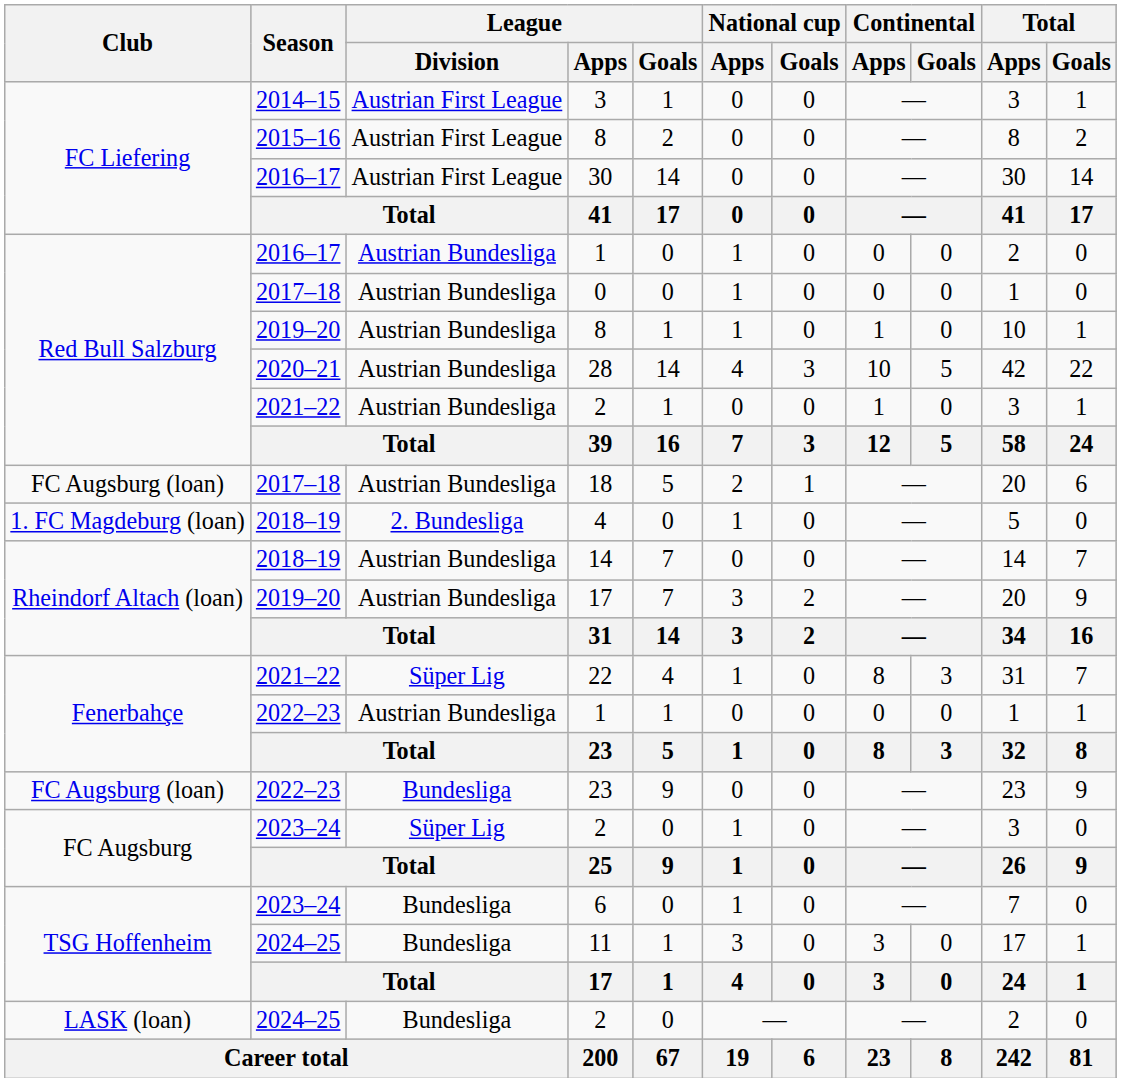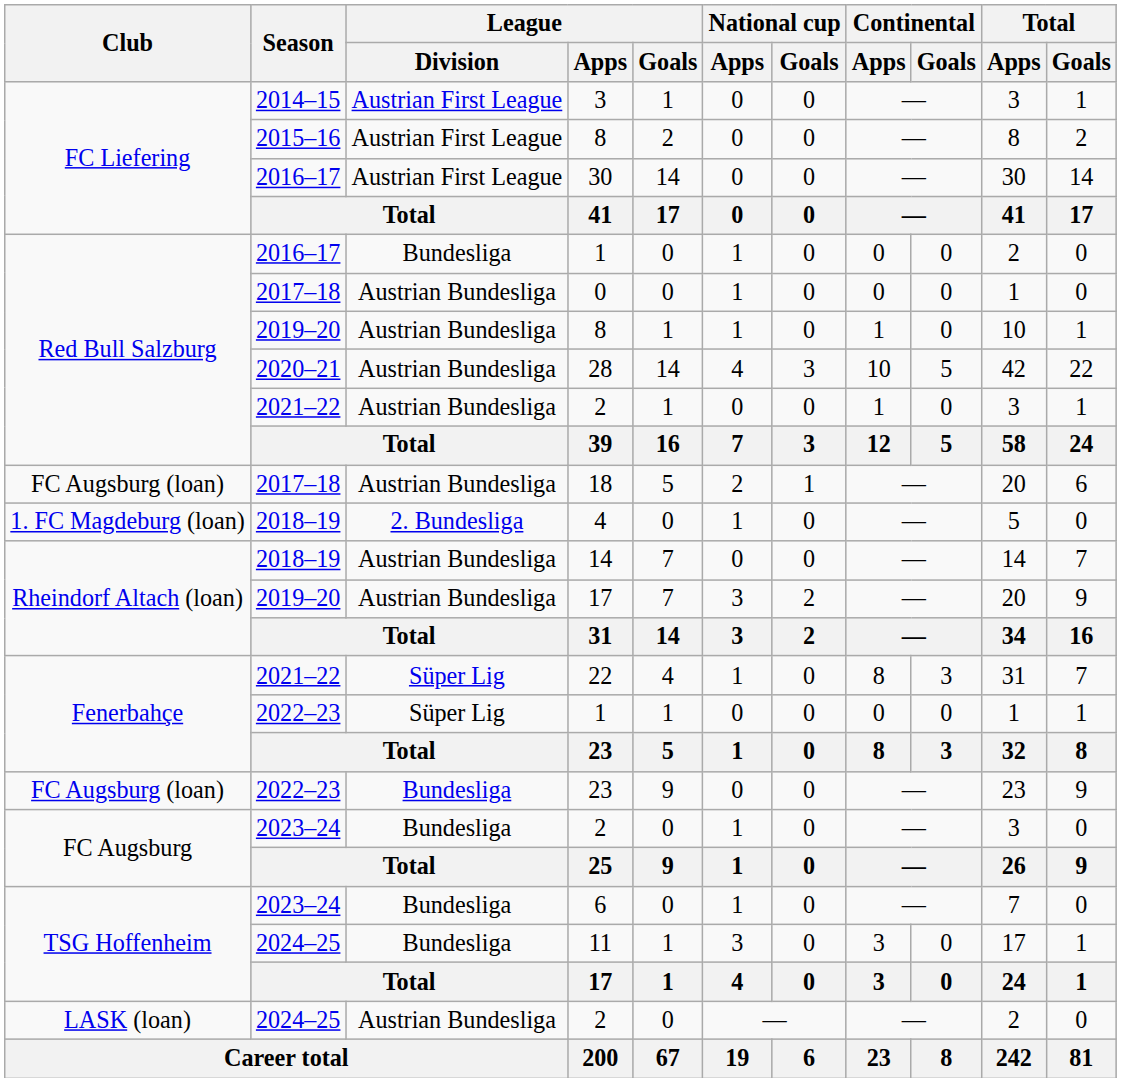(457, 253) Austrian Bundesliga -> (457, 253) Bundesliga
(457, 713) Austrian Bundesliga -> (457, 713) Süper Lig
(457, 828) Süper Lig -> (457, 828) Bundesliga
(457, 1019) Bundesliga -> (457, 1019) Austrian Bundesliga
